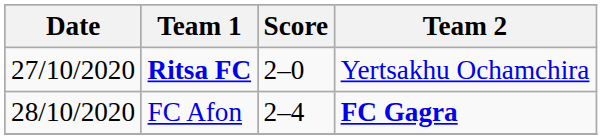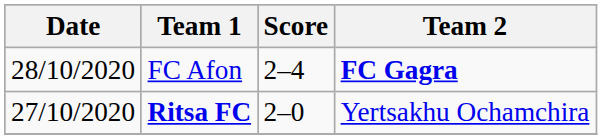rows swapped: (199, 69) <-> (195, 112)
